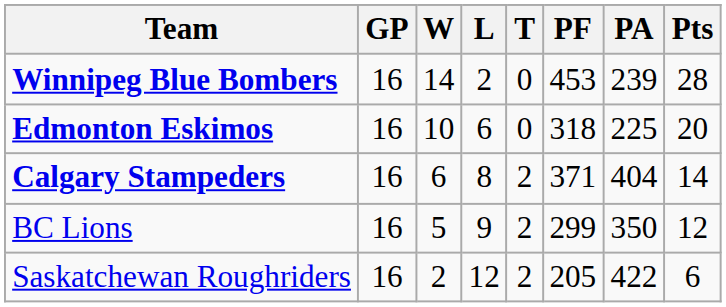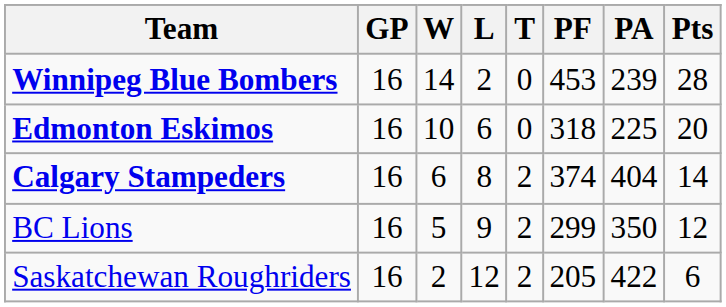(573, 177) 371 -> (573, 177) 374
